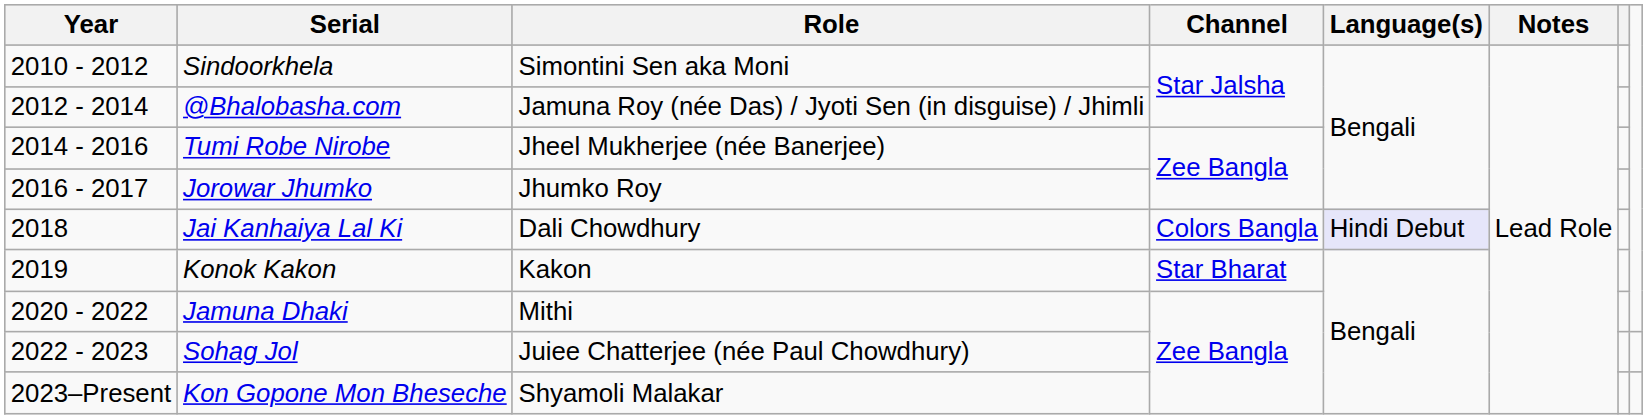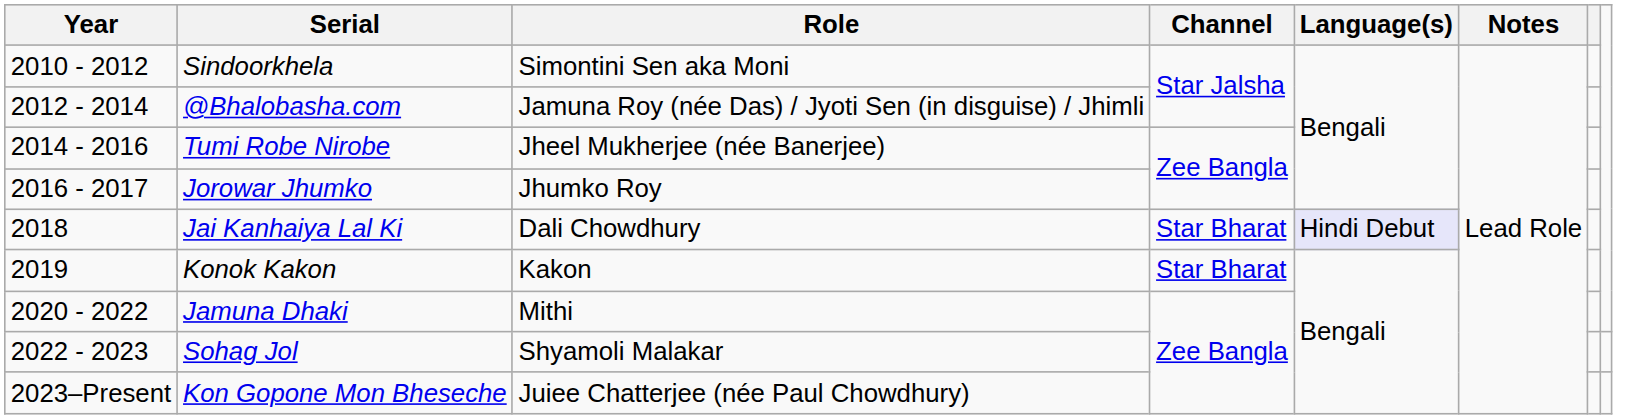(1237, 229) Colors Bangla -> (1221, 229) Star Bharat
(744, 351) Juiee Chatterjee (née Paul Chowdhury) -> (621, 351) Shyamoli Malakar
(621, 392) Shyamoli Malakar -> (744, 392) Juiee Chatterjee (née Paul Chowdhury)
